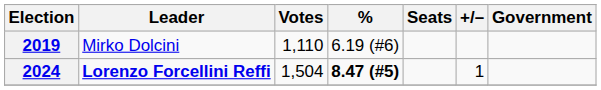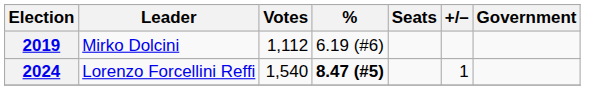(303, 44) 1,110 -> (288, 44) 1,112
(176, 71) bold -> (169, 71) normal
(302, 71) 1,504 -> (287, 71) 1,540
